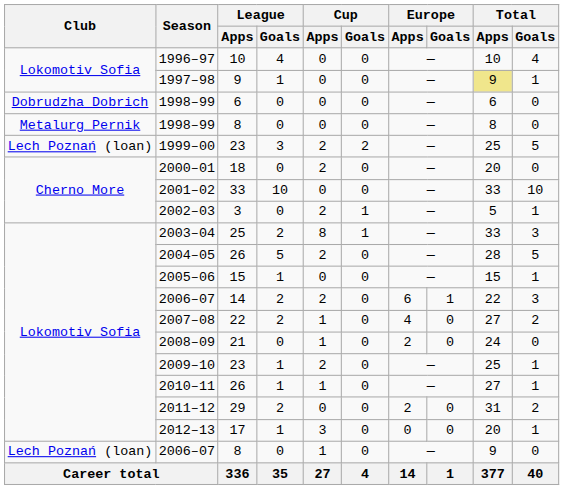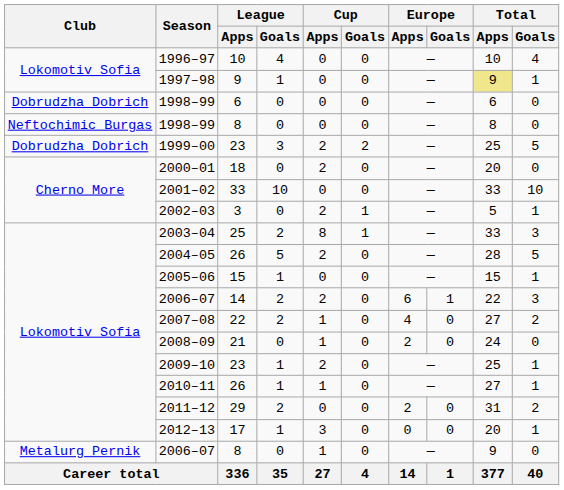(80, 125) Metalurg Pernik -> (80, 125) Neftochimic Burgas
(80, 146) Lech Poznań (loan) -> (80, 146) Dobrudzha Dobrich
(80, 452) Lech Poznań (loan) -> (80, 452) Metalurg Pernik
